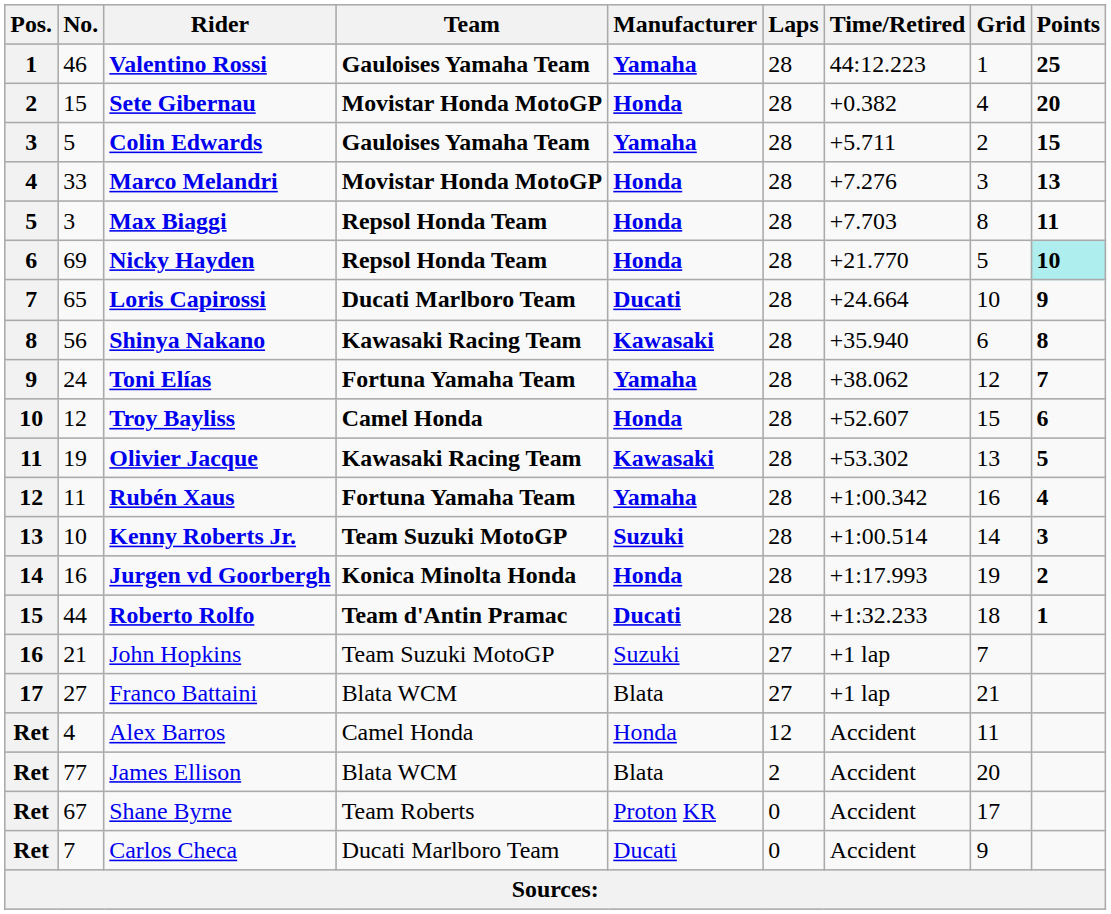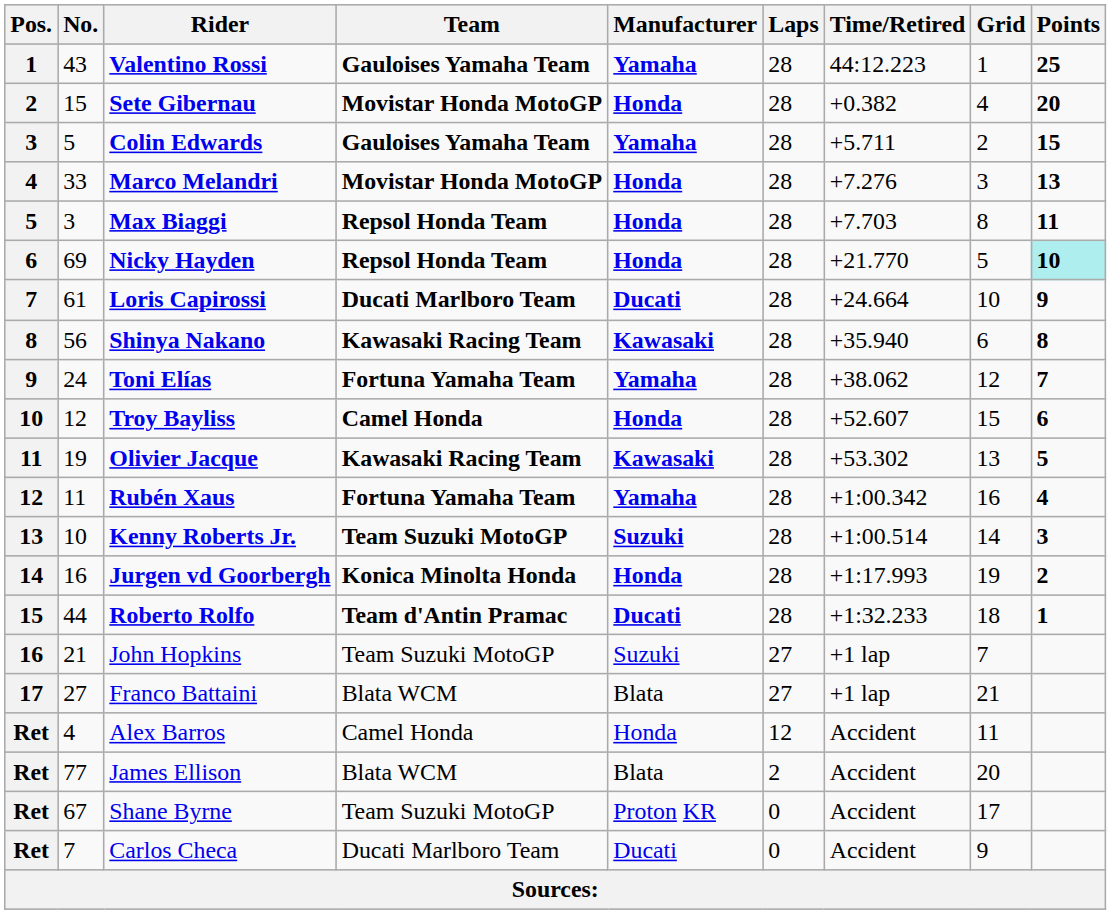(75, 63) 46 -> (75, 63) 43
(75, 299) 65 -> (75, 299) 61
(408, 811) Team Roberts -> (448, 811) Team Suzuki MotoGP
